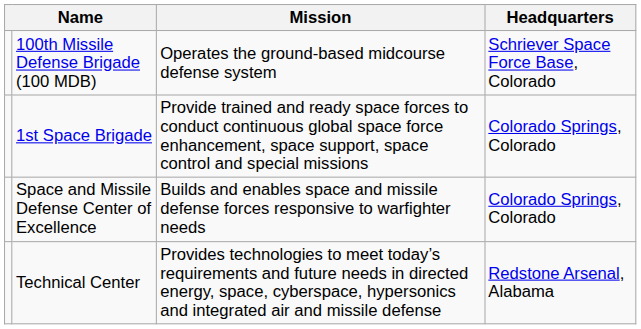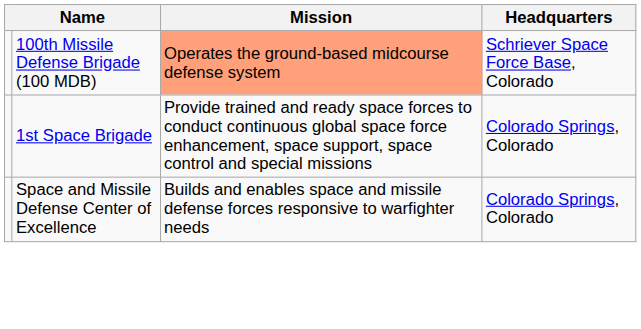(303, 62) no background -> (306, 62) lightsalmon background
- row: (78, 282)
